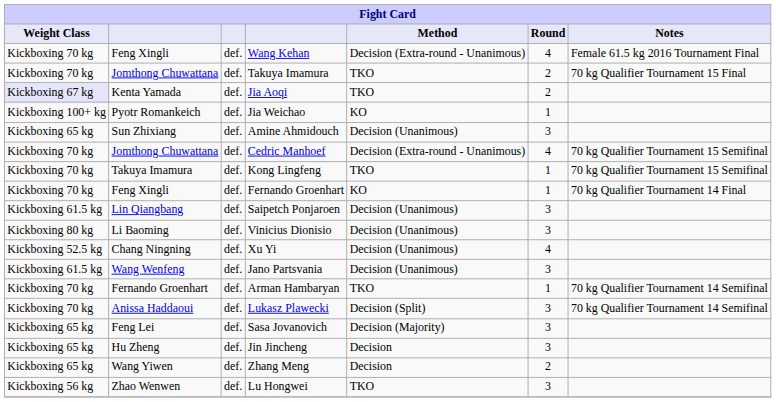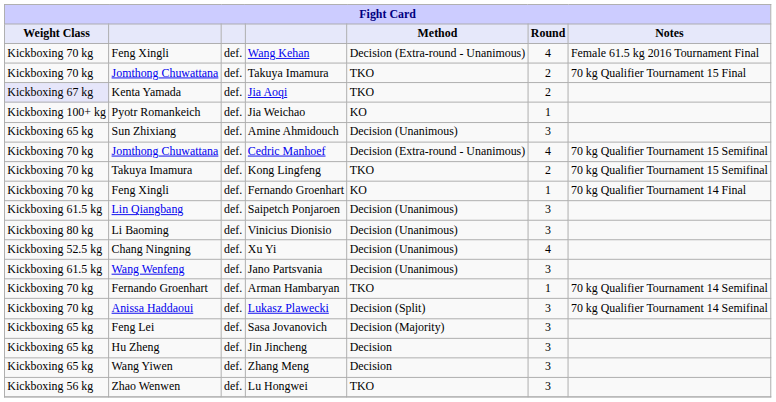(548, 171) 1 -> (548, 171) 2
(548, 367) 2 -> (548, 367) 3
